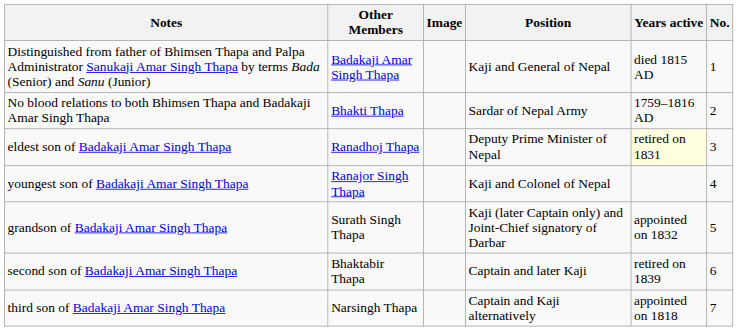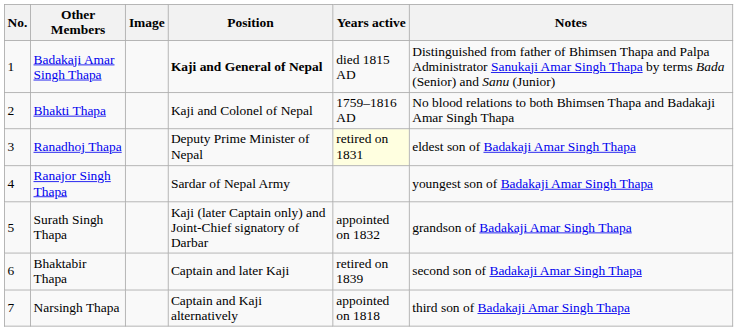columns swapped: (720, 22) <-> (166, 22)
(539, 66) normal -> (247, 66) bold
(528, 110) Sardar of Nepal Army -> (242, 110) Kaji and Colonel of Nepal
(539, 183) Kaji and Colonel of Nepal -> (230, 183) Sardar of Nepal Army
